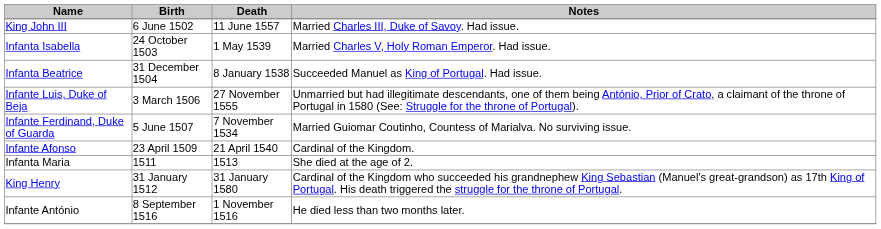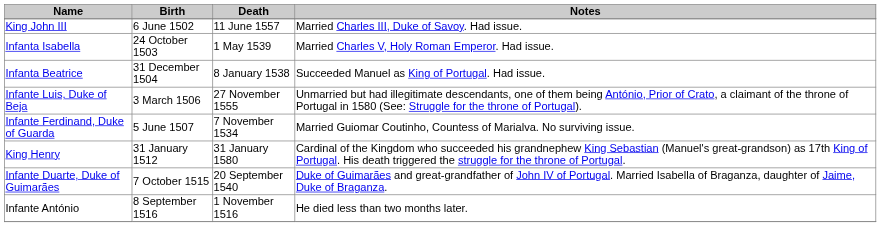- row: (41, 148)
- row: (38, 162)
+ row: (62, 181)
